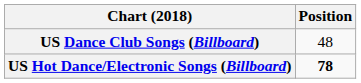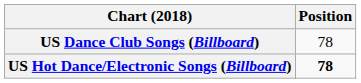(325, 41) 48 -> (325, 41) 78
